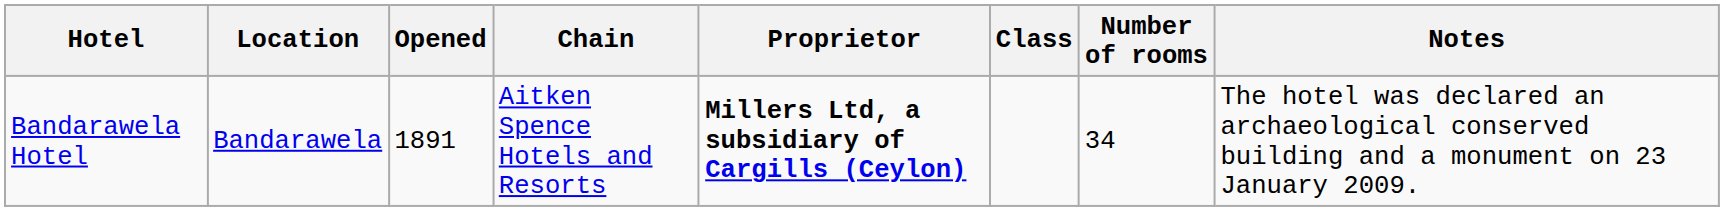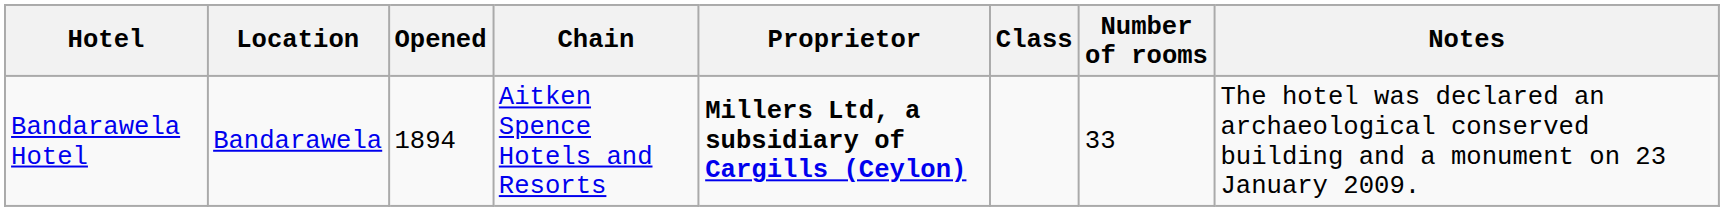(425, 141) 1891 -> (425, 141) 1894
(1100, 141) 34 -> (1100, 141) 33
